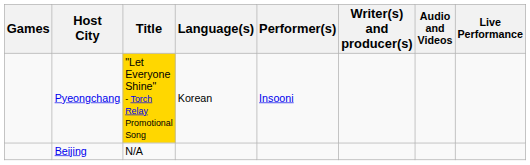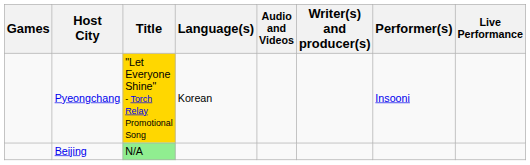columns swapped: (298, 29) <-> (435, 29)
(134, 151) no background -> (134, 151) lightgreen background
